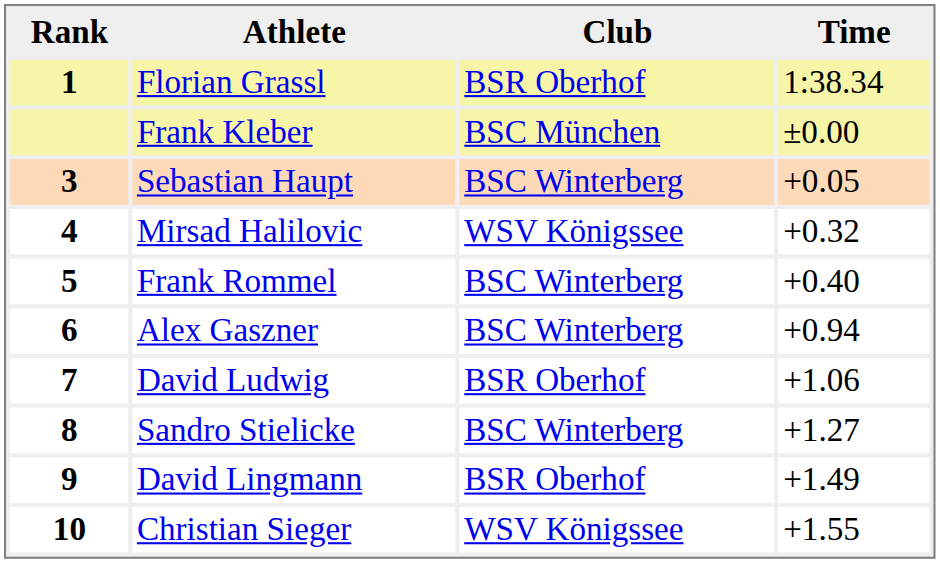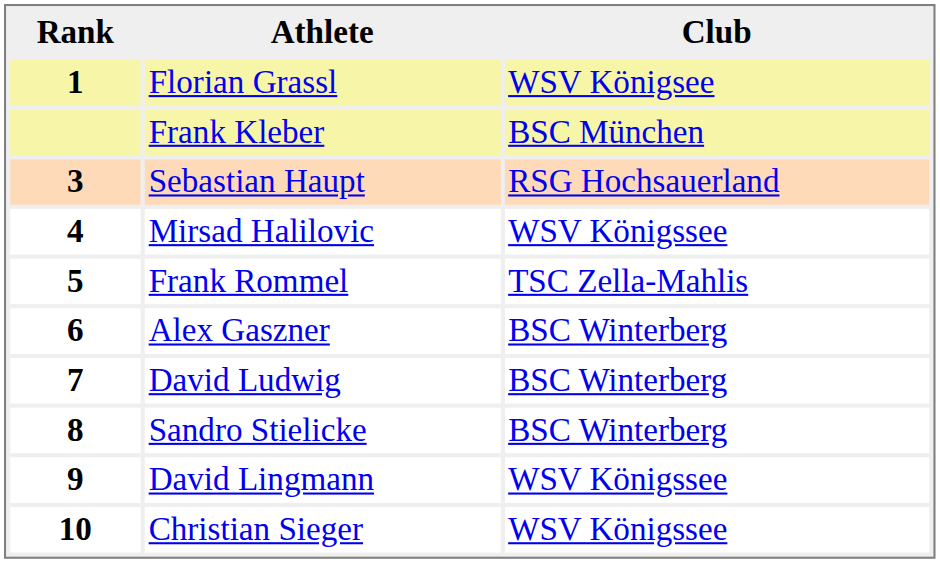- column: (854, 32)
(555, 82) BSR Oberhof -> (611, 82) WSV Königsee
(574, 181) BSC Winterberg -> (644, 181) RSG Hochsauerland
(574, 280) BSC Winterberg -> (628, 280) TSC Zella-Mahlis
(555, 380) BSR Oberhof -> (618, 380) BSC Winterberg
(555, 479) BSR Oberhof -> (618, 479) WSV Königssee
